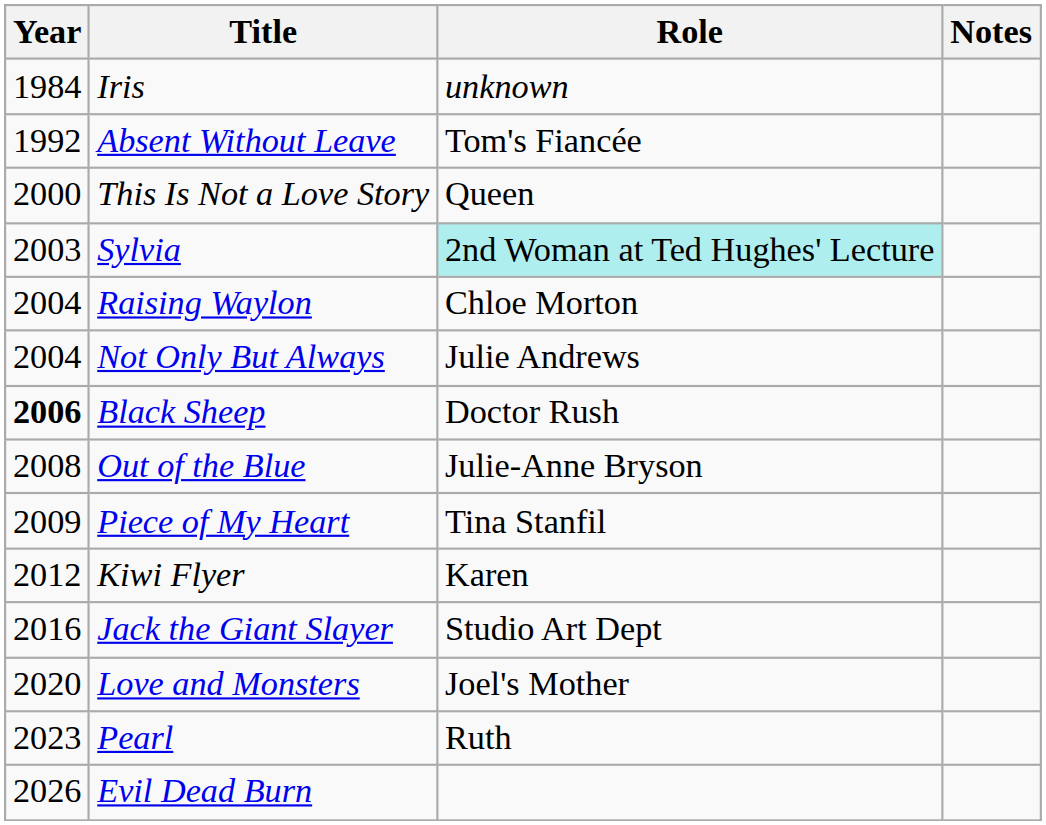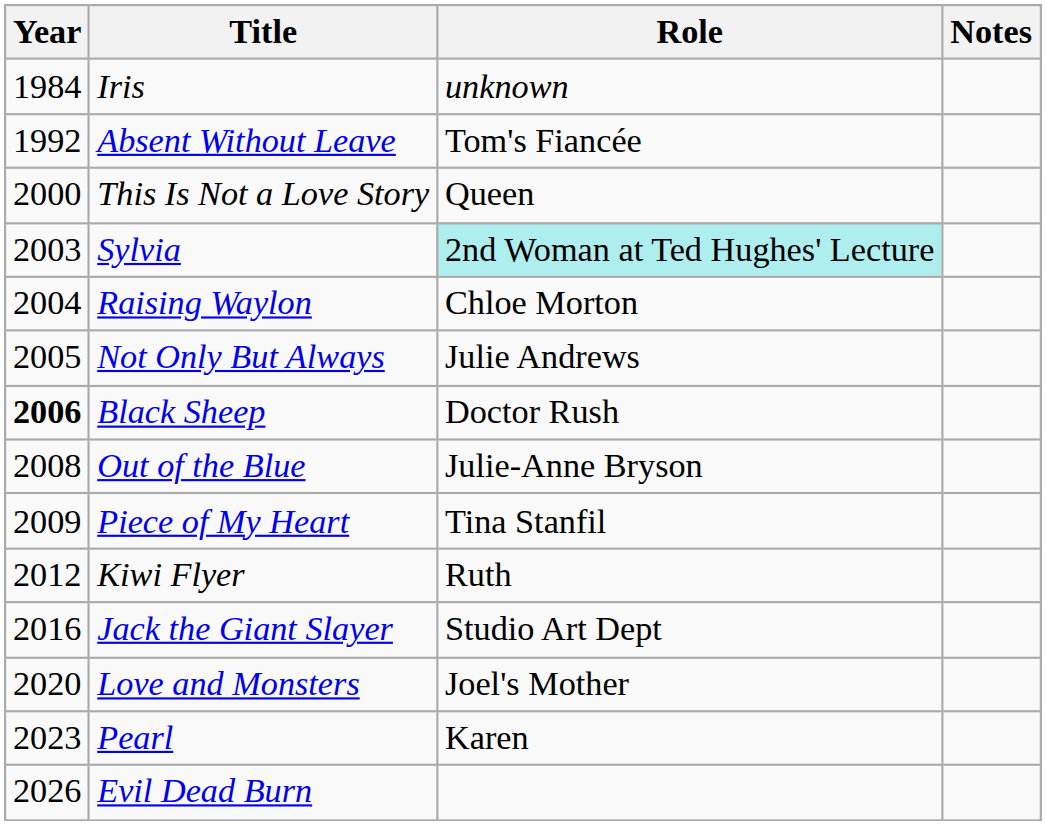(47, 357) 2004 -> (47, 357) 2005
(487, 574) Karen -> (478, 574) Ruth
(478, 737) Ruth -> (487, 737) Karen
